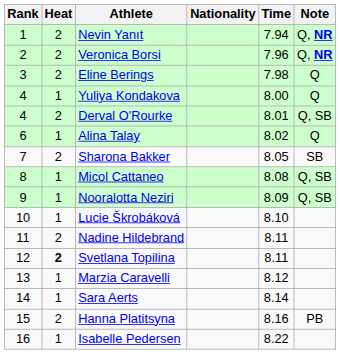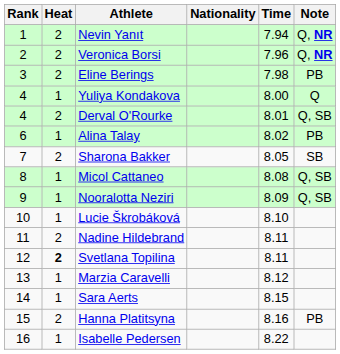(315, 75) Q -> (315, 75) PB
(315, 136) Q -> (315, 136) PB
(276, 298) 8.14 -> (276, 298) 8.15
